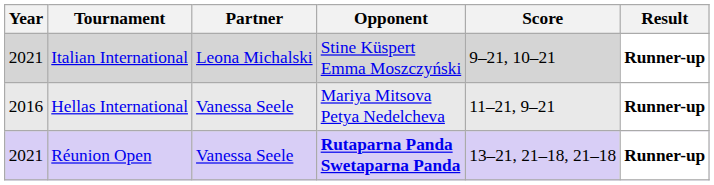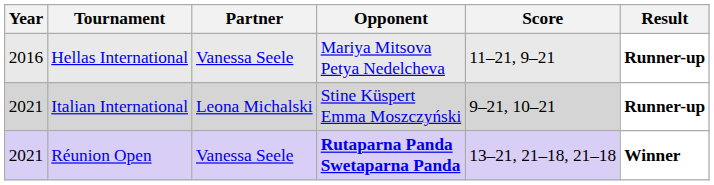rows swapped: (120, 106) <-> (120, 57)
(665, 155) Runner-up -> (652, 155) Winner
